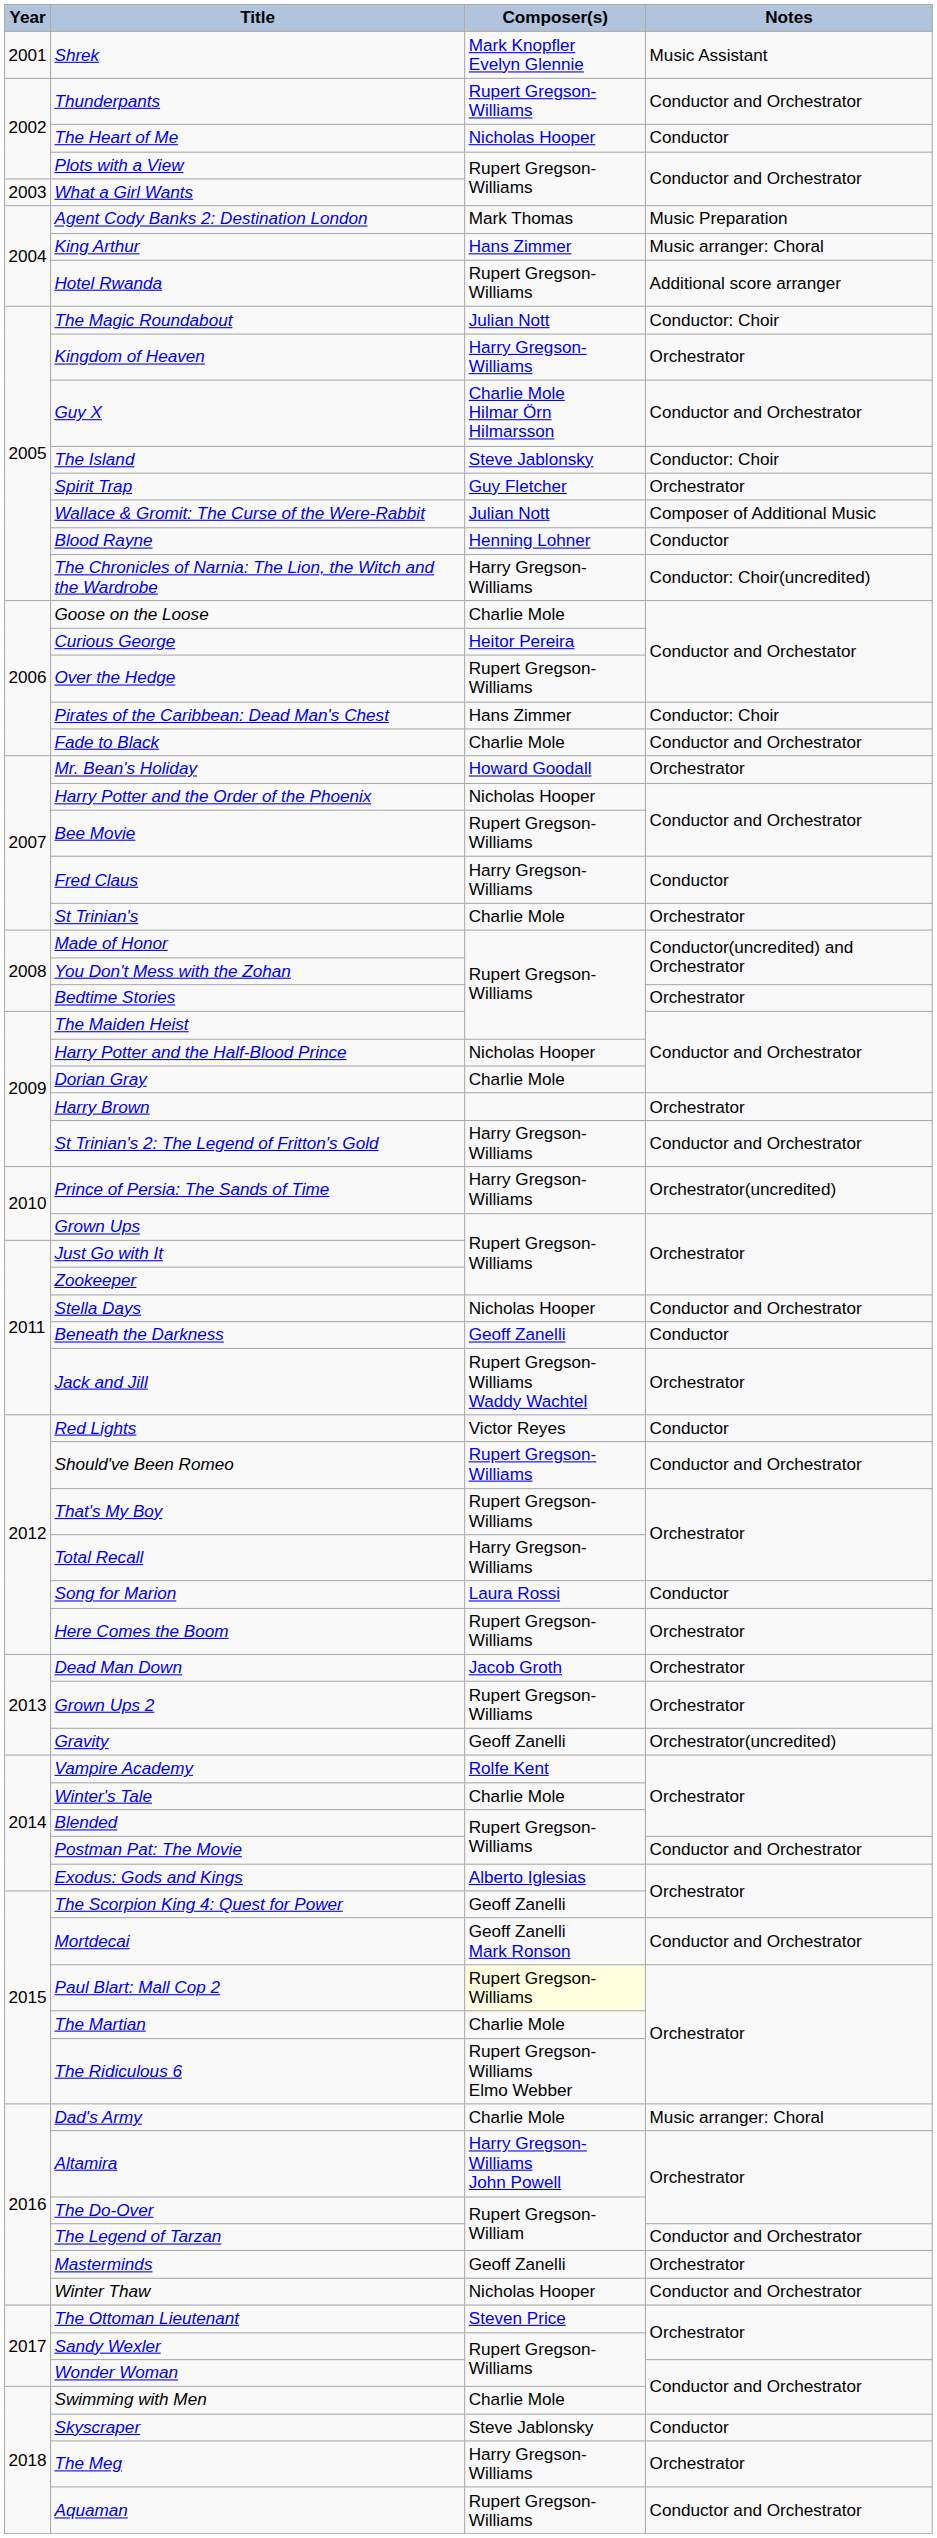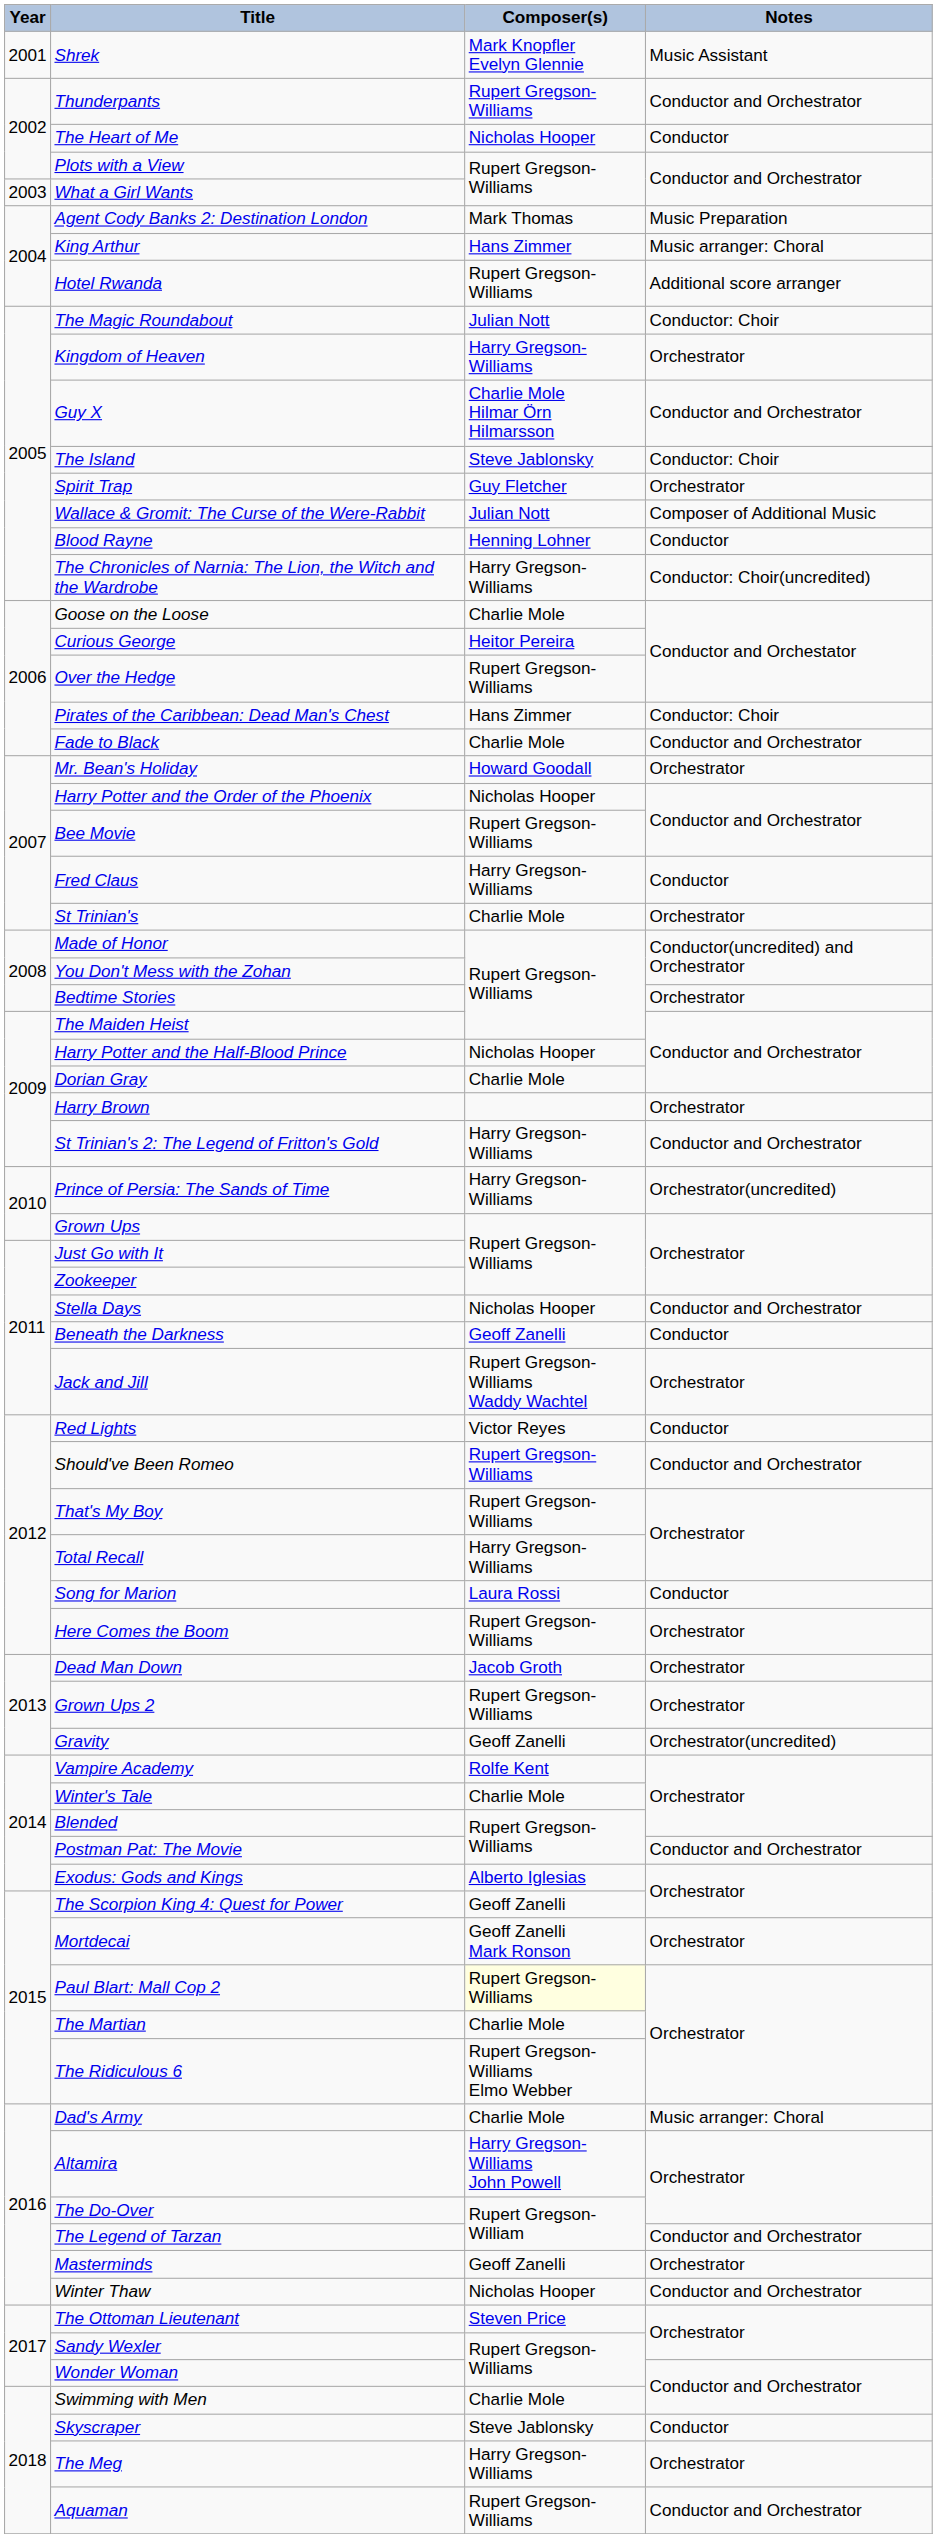(756, 1941) Conductor and Orchestrator -> (697, 1941) Orchestrator
